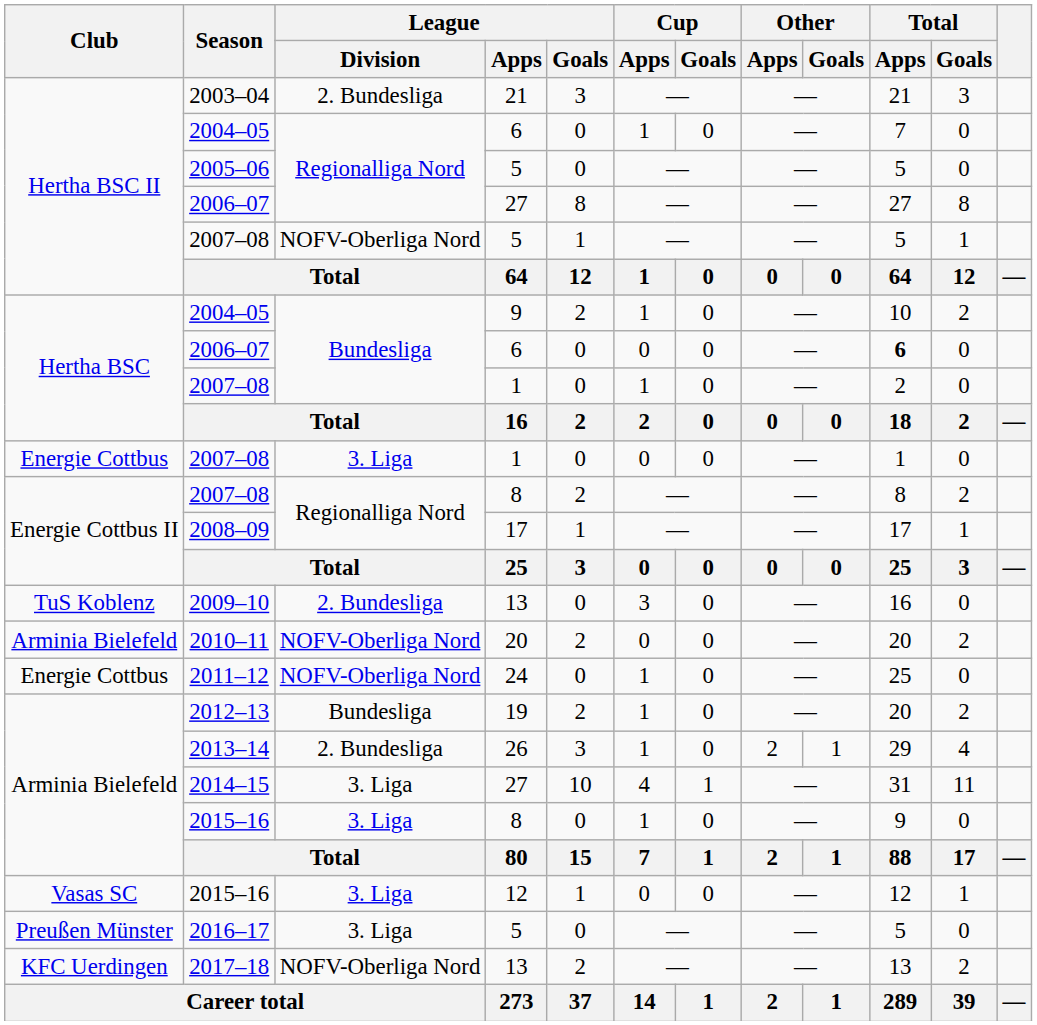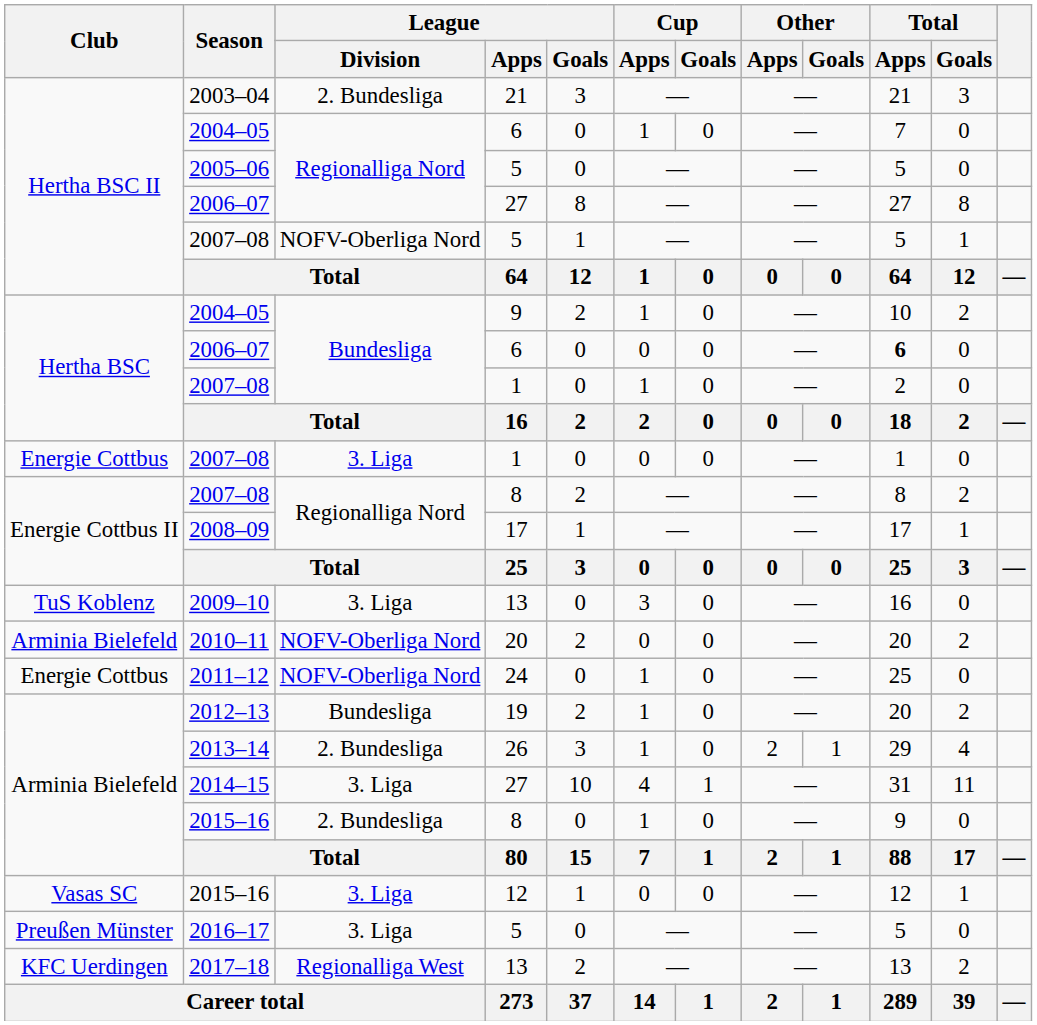(380, 603) 2. Bundesliga -> (380, 603) 3. Liga
(380, 820) 3. Liga -> (380, 820) 2. Bundesliga
(380, 966) NOFV-Oberliga Nord -> (380, 966) Regionalliga West
